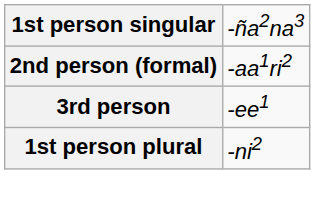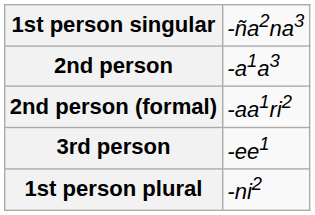+ row: (113, 65)
